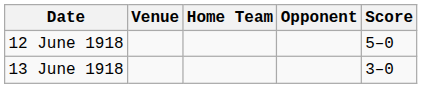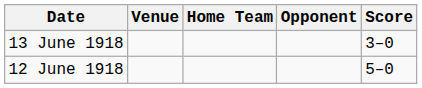rows swapped: (66, 44) <-> (66, 70)
